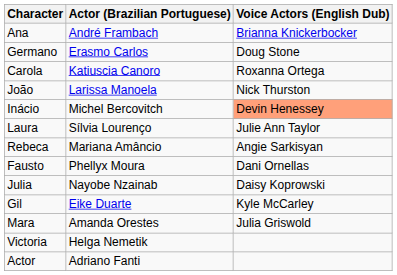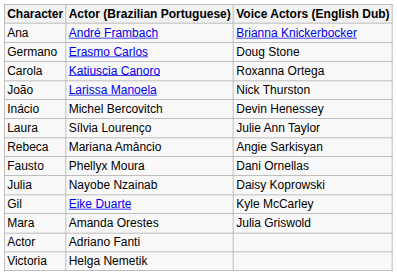(280, 109) lightsalmon background -> (280, 109) no background
rows swapped: (27, 242) <-> (21, 261)
